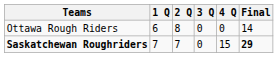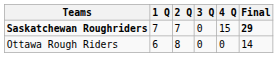rows swapped: (77, 44) <-> (62, 28)
